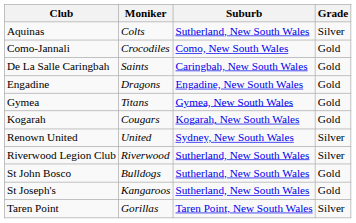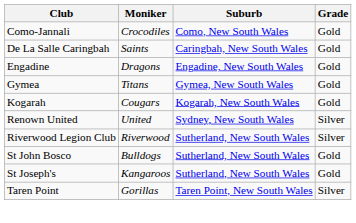- row: (26, 31)
